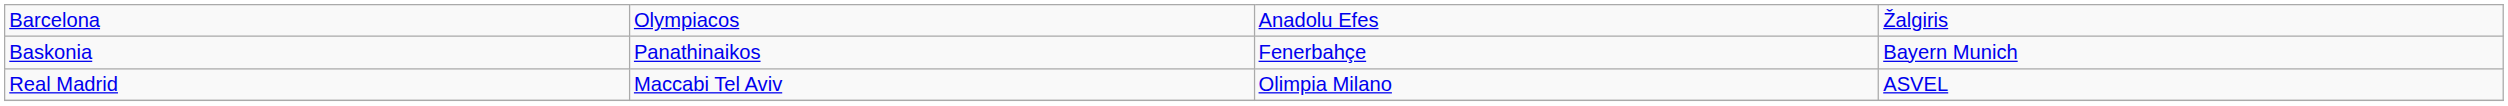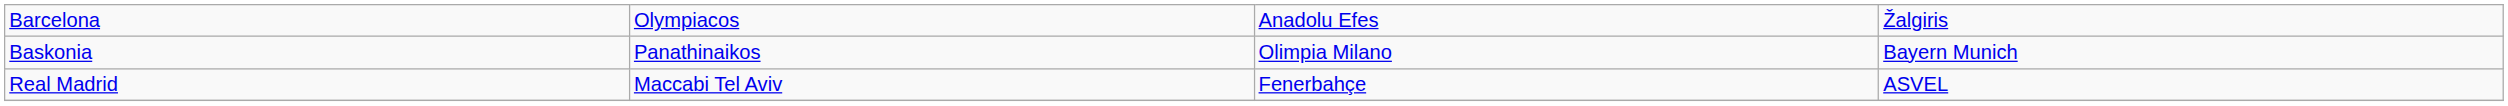(1312, 52) Fenerbahçe -> (1325, 52) Olimpia Milano
(1325, 84) Olimpia Milano -> (1312, 84) Fenerbahçe
